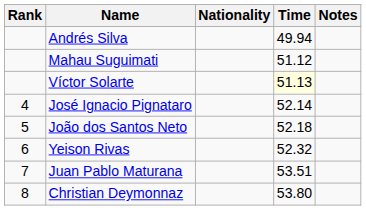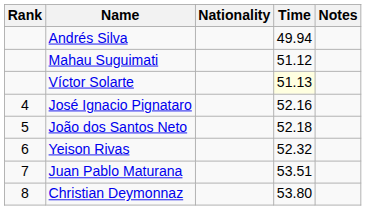(294, 104) 52.14 -> (294, 104) 52.16
